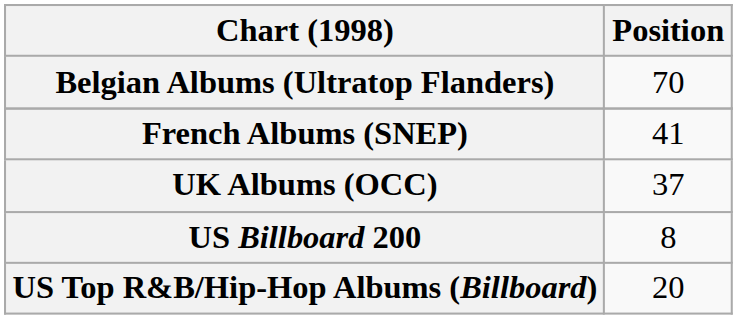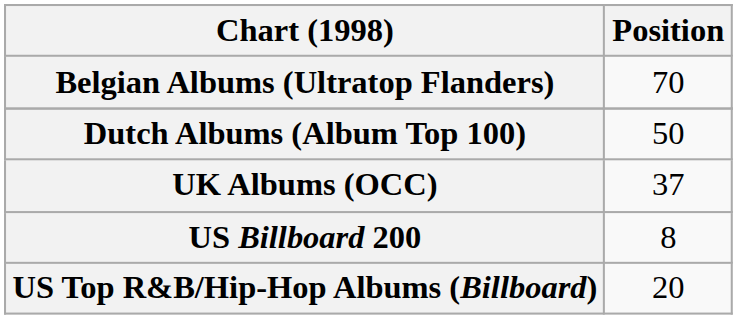+ row: (305, 133)
- row: (305, 133)
